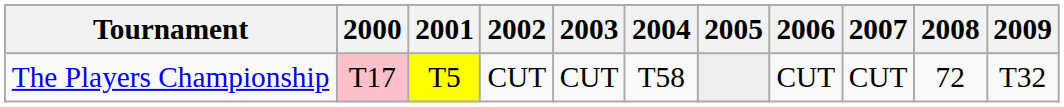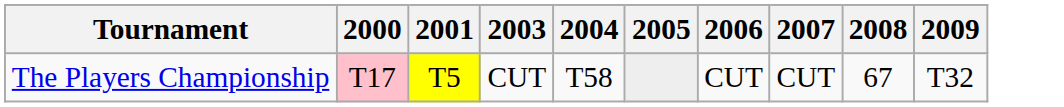- column: (517, 28)
(950, 77) 72 -> (878, 77) 67
